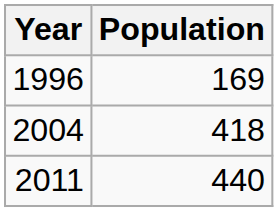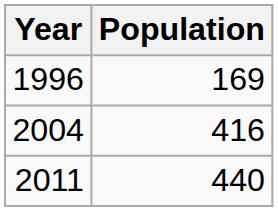(238, 130) 418 -> (238, 130) 416
